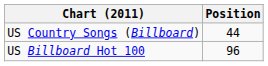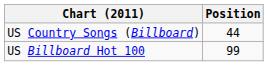(233, 51) 96 -> (233, 51) 99
